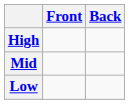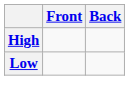- row: (24, 63)
